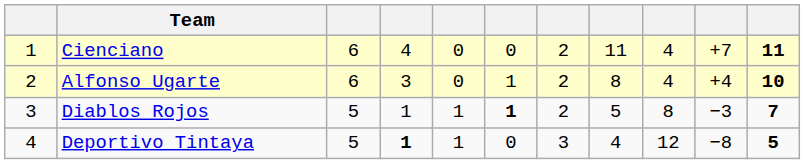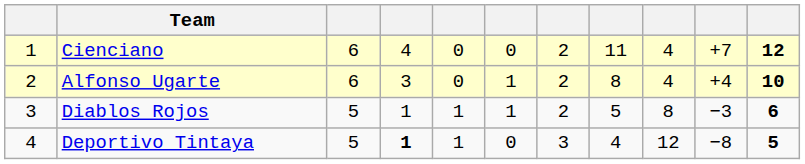(773, 51) 11 -> (773, 51) 12
(511, 112) bold -> (511, 112) normal
(773, 112) 7 -> (773, 112) 6
